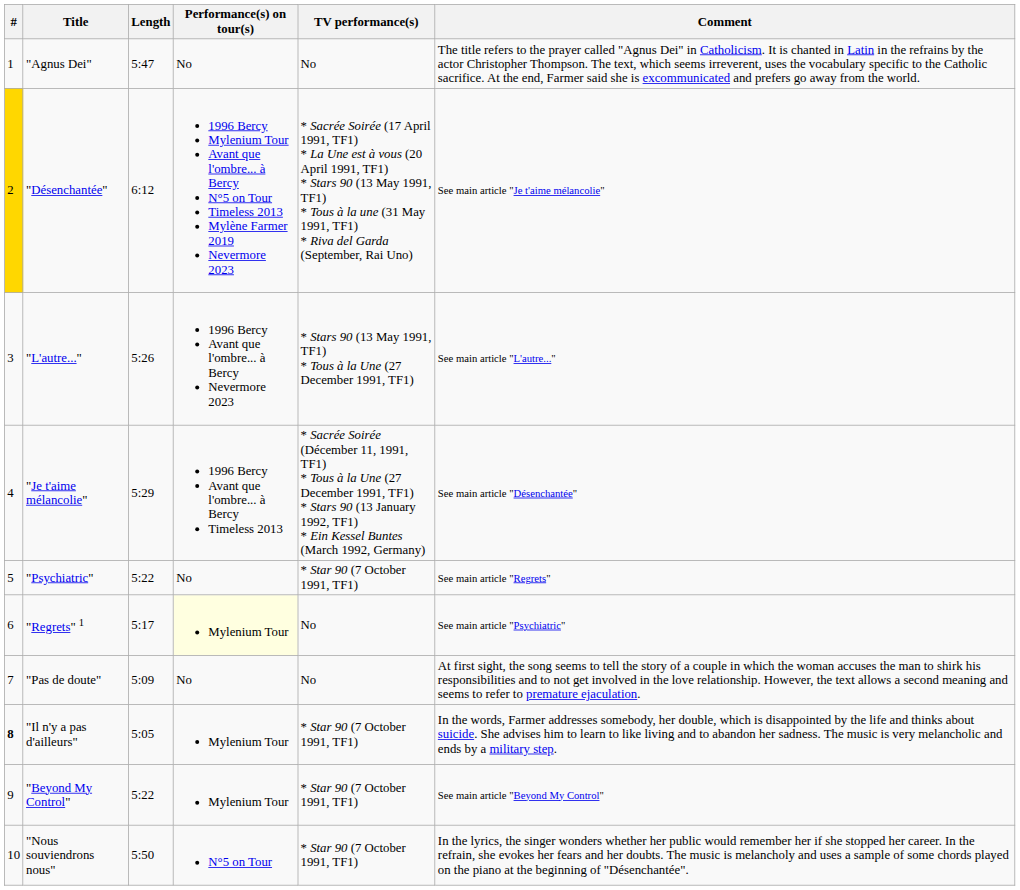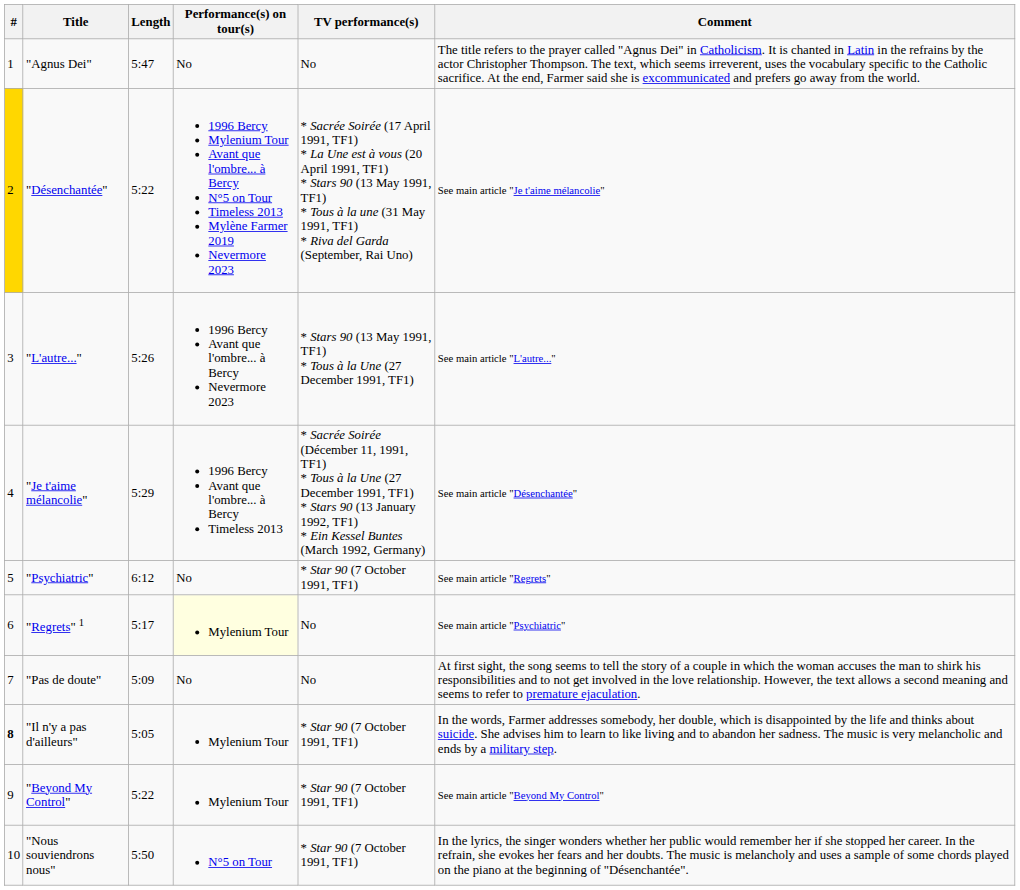(143, 190) 6:12 -> (143, 190) 5:22
(143, 577) 5:22 -> (143, 577) 6:12
